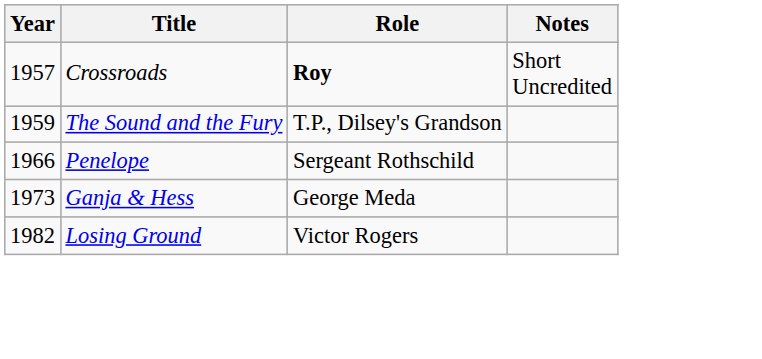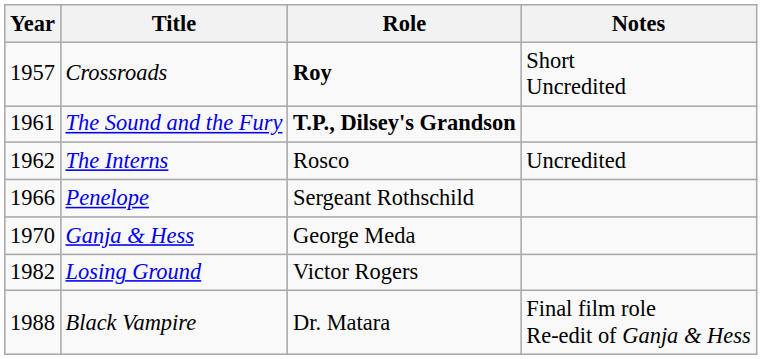(32, 124) 1959 -> (32, 124) 1961
(397, 124) normal -> (404, 124) bold
+ row: (117, 161)
(32, 198) 1973 -> (32, 235) 1970
+ row: (131, 322)
